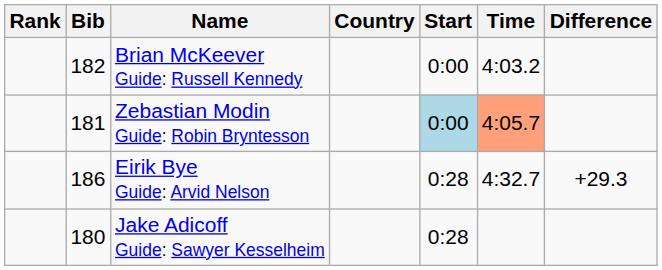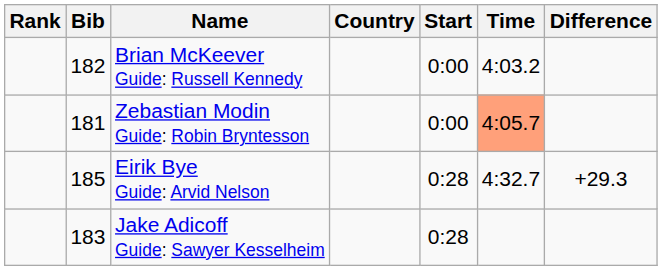(448, 122) lightblue background -> (448, 122) no background
(88, 179) 186 -> (88, 179) 185
(88, 236) 180 -> (88, 236) 183
